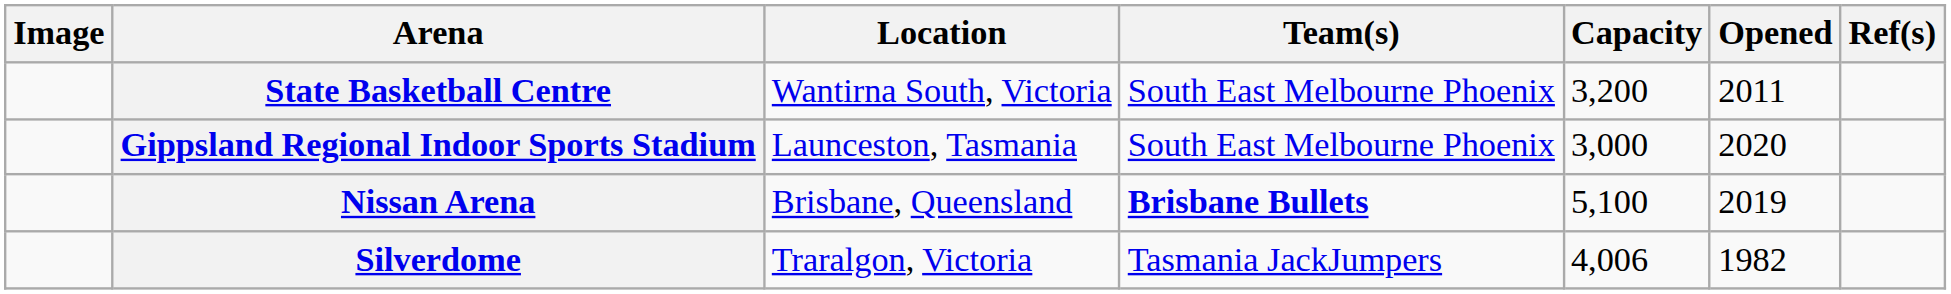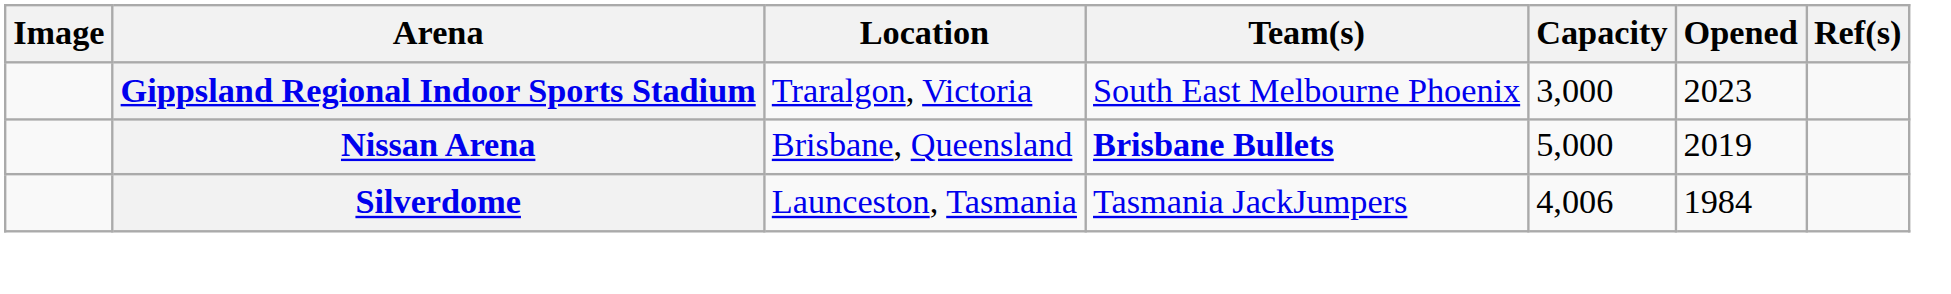- row: (438, 89)
(924, 146) Launceston, Tasmania -> (902, 89) Traralgon, Victoria
(1753, 146) 2020 -> (1718, 89) 2023
(1610, 202) 5,100 -> (1575, 146) 5,000
(902, 259) Traralgon, Victoria -> (924, 202) Launceston, Tasmania
(1753, 259) 1982 -> (1718, 202) 1984
